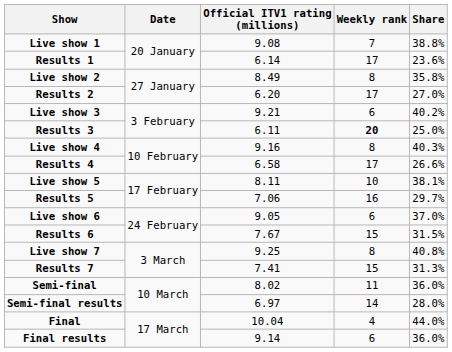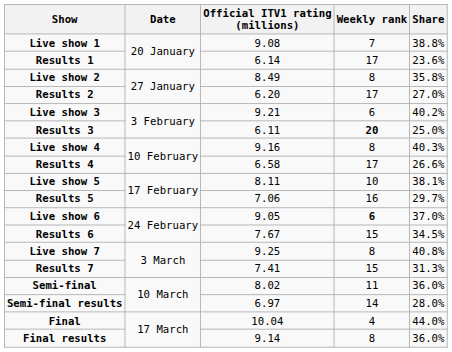(372, 217) normal -> (372, 217) bold
(428, 234) 31.5% -> (428, 234) 34.5%
(372, 338) 6 -> (372, 338) 8
